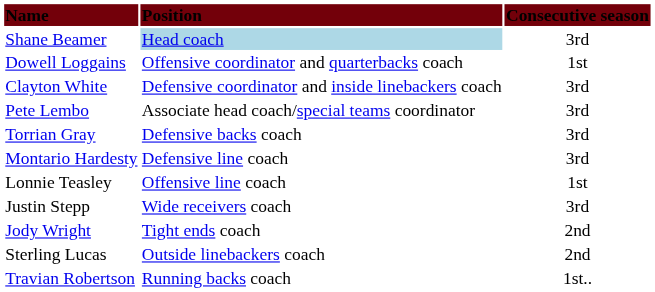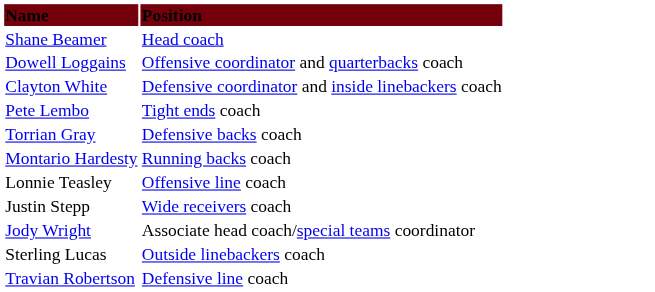- column: (577, 15)
(183, 39) lightblue background -> (183, 39) no background
(308, 110) Associate head coach/special teams coordinator -> (201, 110) Tight ends coach
(215, 158) Defensive line coach -> (216, 158) Running backs coach
(201, 230) Tight ends coach -> (308, 230) Associate head coach/special teams coordinator
(216, 278) Running backs coach -> (215, 278) Defensive line coach
